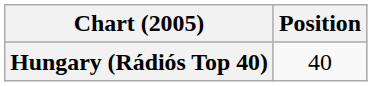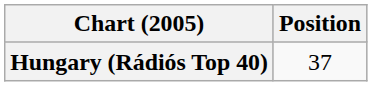(320, 61) 40 -> (320, 61) 37
